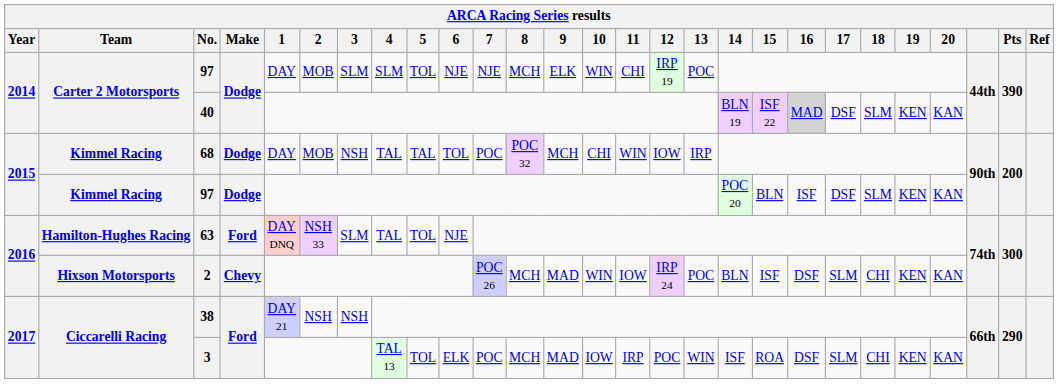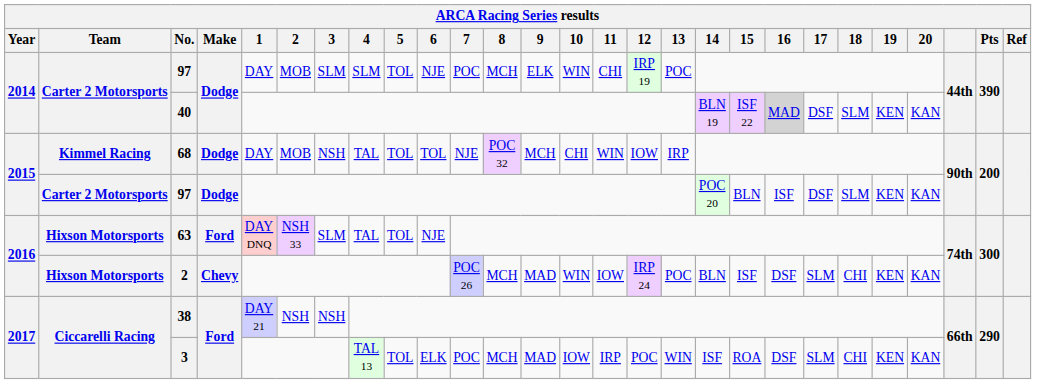(489, 72) NJE -> (467, 72) POC
(423, 153) TAL -> (400, 153) TOL
(489, 153) POC -> (466, 153) NJE
(116, 194) Kimmel Racing -> (105, 194) Carter 2 Motorsports
(116, 235) Hamilton-Hughes Racing -> (105, 235) Hixson Motorsports
